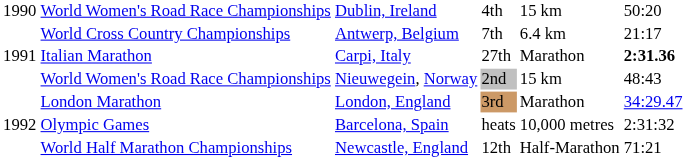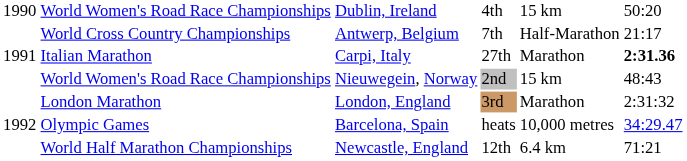(543, 33) 6.4 km -> (570, 33) Half-Marathon
(653, 101) 34:29.47 -> (649, 101) 2:31:32
(649, 124) 2:31:32 -> (653, 124) 34:29.47
(570, 147) Half-Marathon -> (543, 147) 6.4 km
